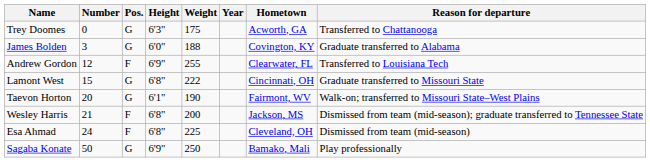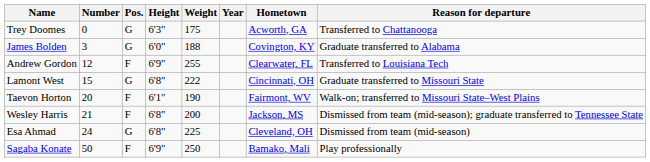(129, 98) G -> (128, 98) F
(128, 132) F -> (129, 132) G
(129, 149) G -> (128, 149) F
